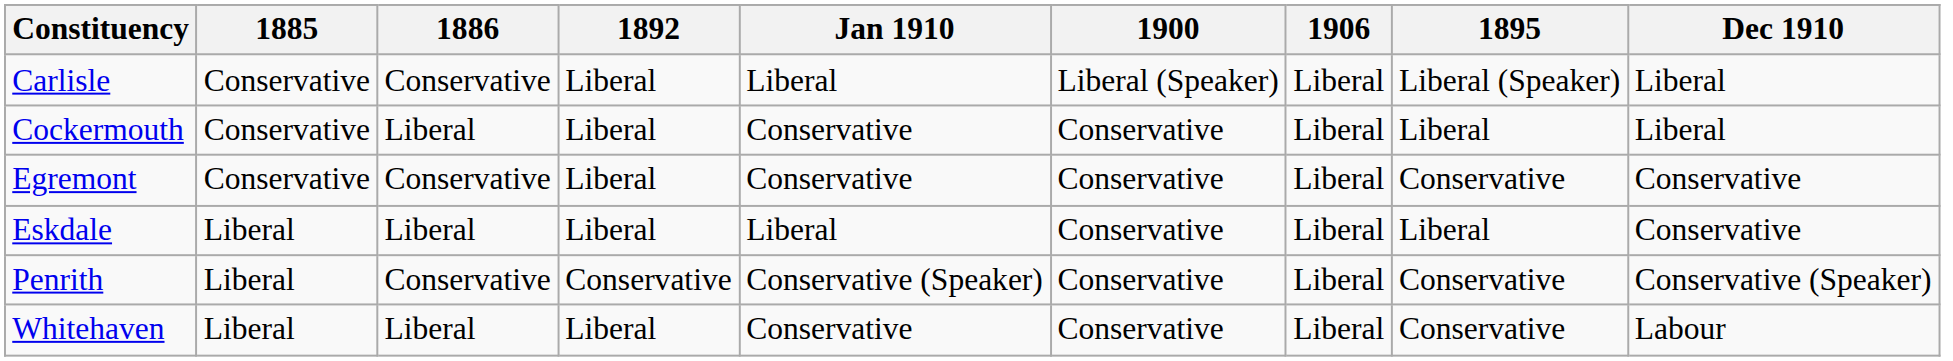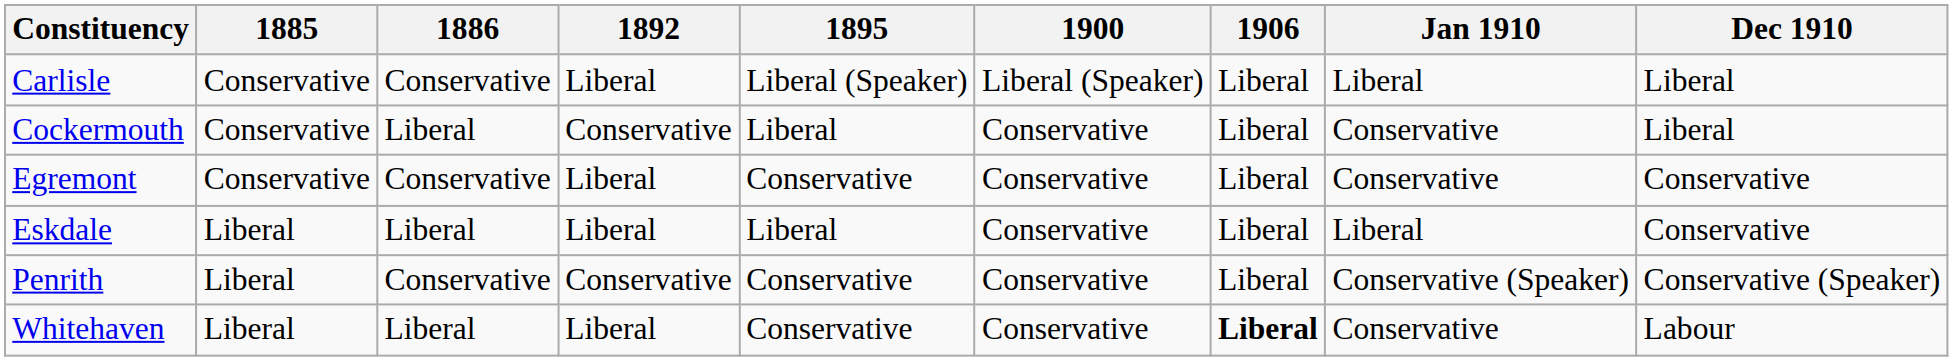columns swapped: (1510, 29) <-> (895, 29)
(611, 129) Liberal -> (648, 129) Conservative
(1339, 329) normal -> (1268, 329) bold
